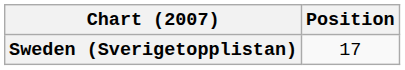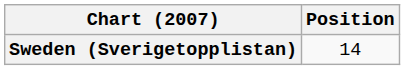(350, 50) 17 -> (350, 50) 14
